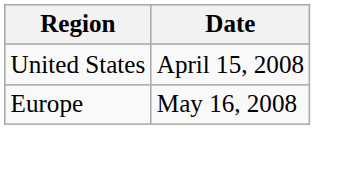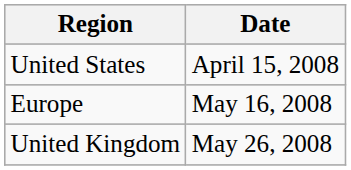+ row: (95, 143)
